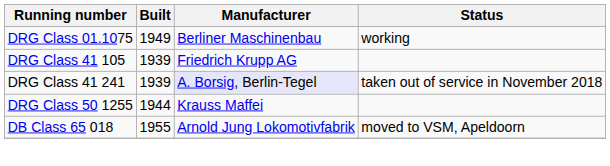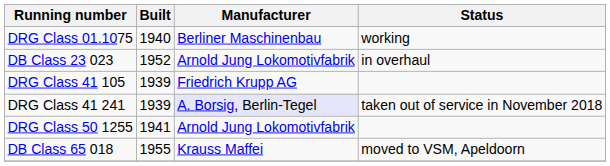(155, 37) 1949 -> (155, 37) 1940
+ row: (61, 60)
(155, 104) 1944 -> (155, 127) 1941
(220, 104) Krauss Maffei -> (266, 127) Arnold Jung Lokomotivfabrik
(266, 127) Arnold Jung Lokomotivfabrik -> (220, 149) Krauss Maffei
